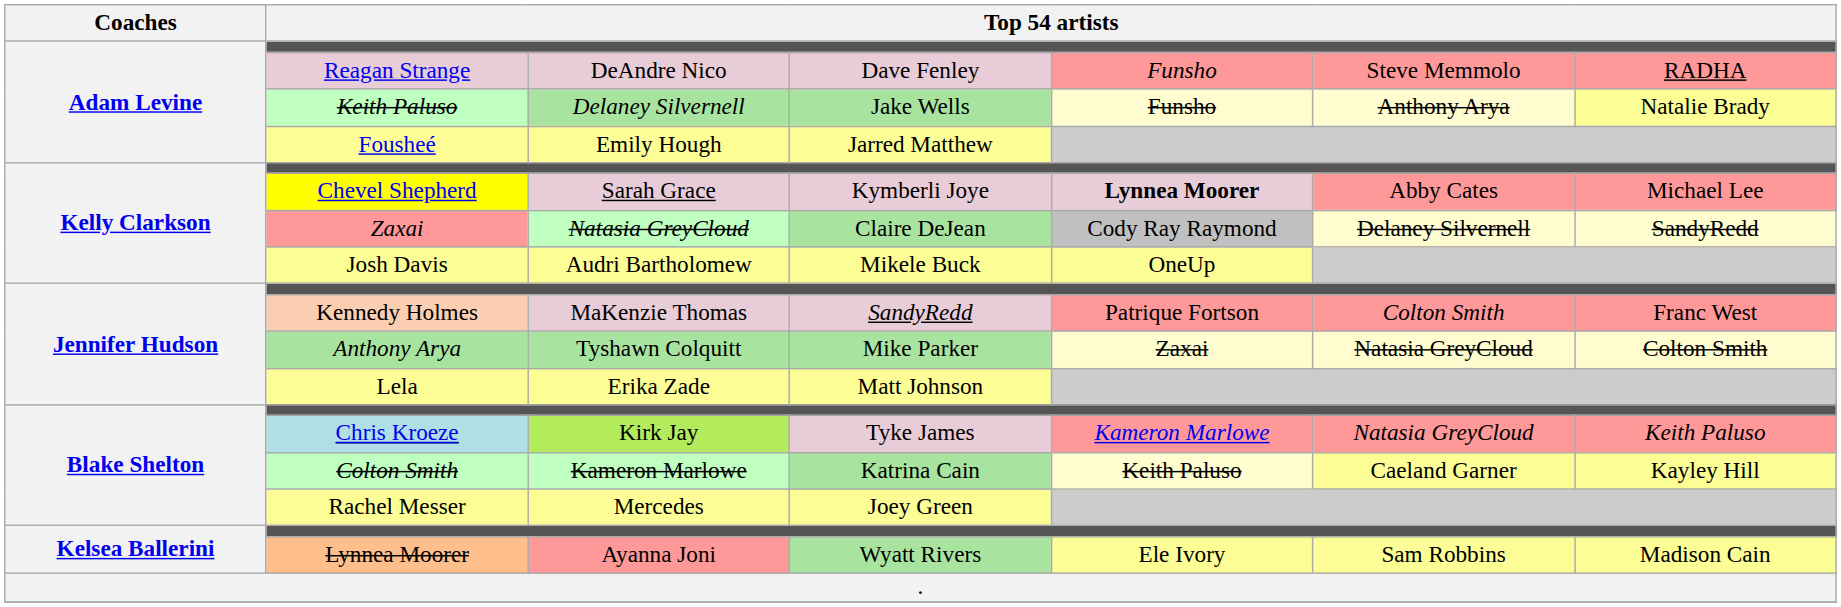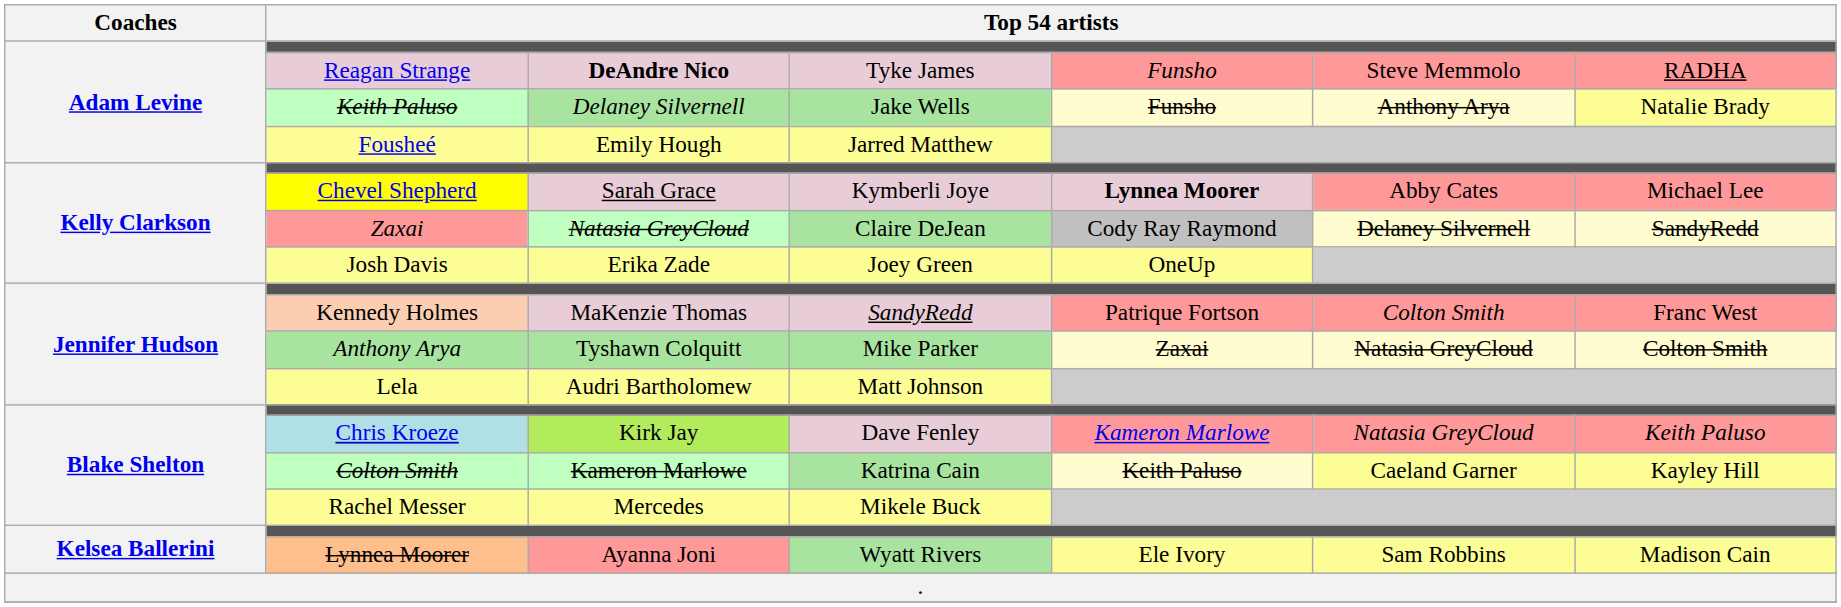(659, 70) normal -> (659, 70) bold
(920, 70) Dave Fenley -> (920, 70) Tyke James
(659, 265) Audri Bartholomew -> (659, 265) Erika Zade
(920, 265) Mikele Buck -> (920, 265) Joey Green
(659, 386) Erika Zade -> (659, 386) Audri Bartholomew
(920, 433) Tyke James -> (920, 433) Dave Fenley
(920, 507) Joey Green -> (920, 507) Mikele Buck
